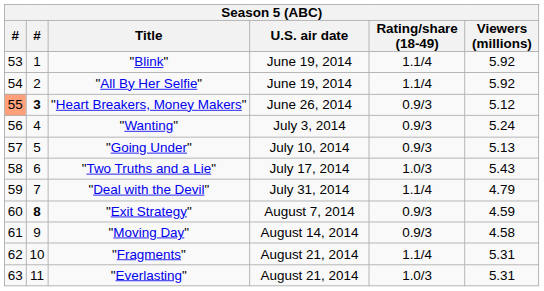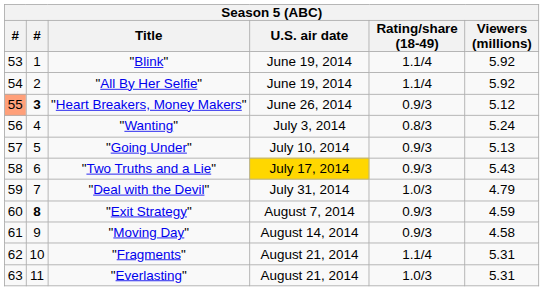(417, 126) 0.9/3 -> (417, 126) 0.8/3
(309, 168) no background -> (309, 168) gold background
(417, 168) 1.0/3 -> (417, 168) 0.9/3
(417, 190) 1.1/4 -> (417, 190) 1.0/3
